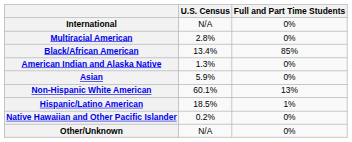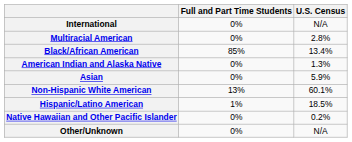columns swapped: (290, 11) <-> (205, 11)
